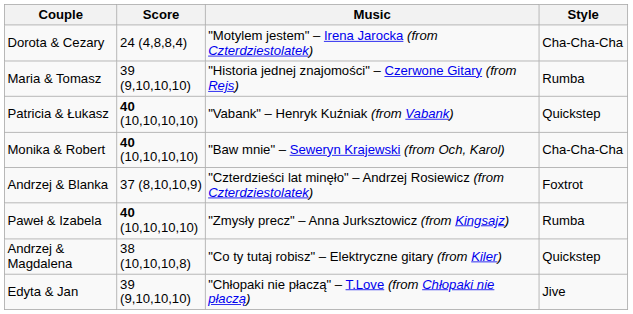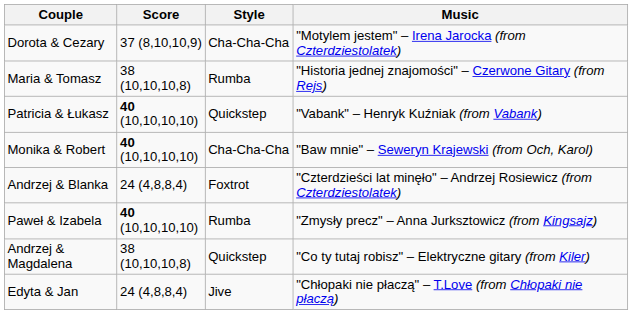columns swapped: (583, 14) <-> (372, 14)
(154, 43) 24 (4,8,8,4) -> (161, 43) 37 (8,10,10,9)
(155, 78) 39 (9,10,10,10) -> (155, 78) 38 (10,10,10,8)
(161, 185) 37 (8,10,10,9) -> (154, 185) 24 (4,8,8,4)
(155, 292) 39 (9,10,10,10) -> (154, 292) 24 (4,8,8,4)
